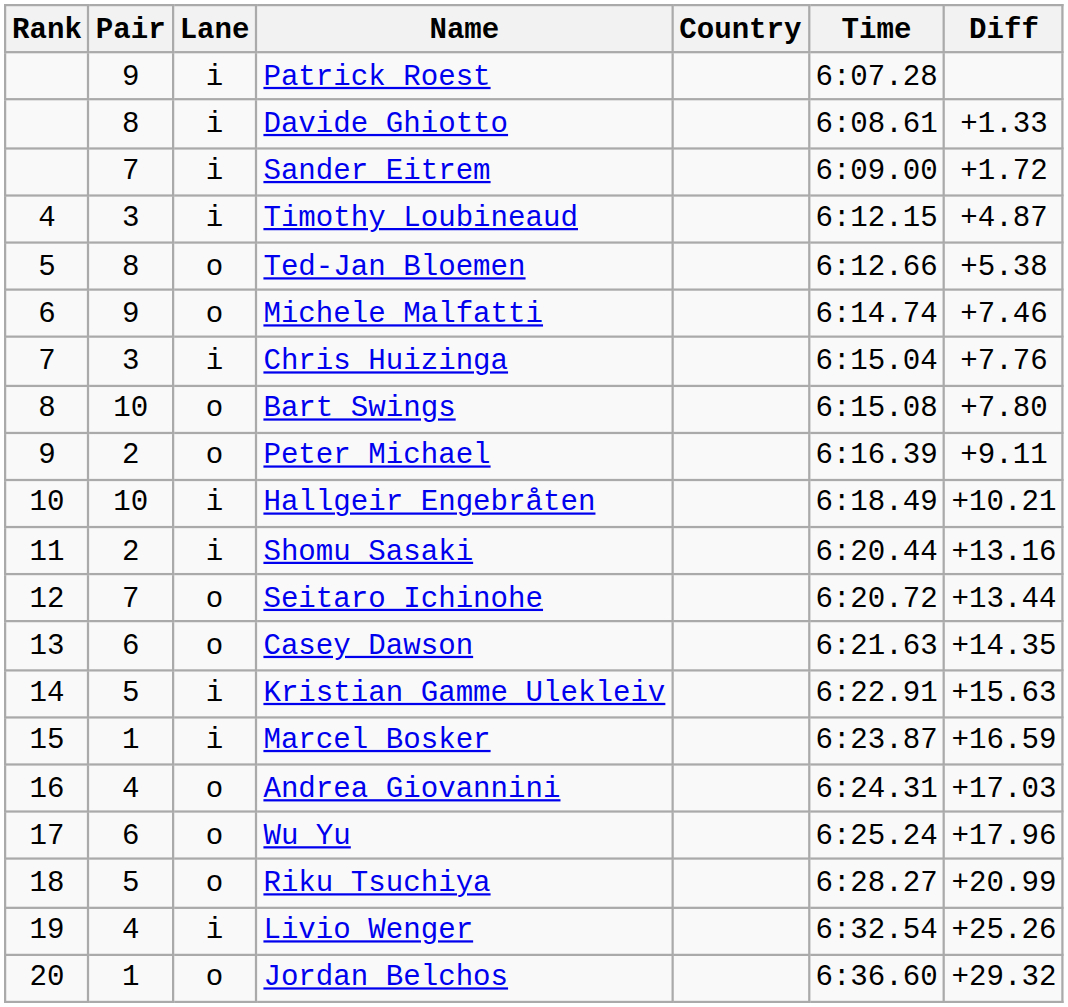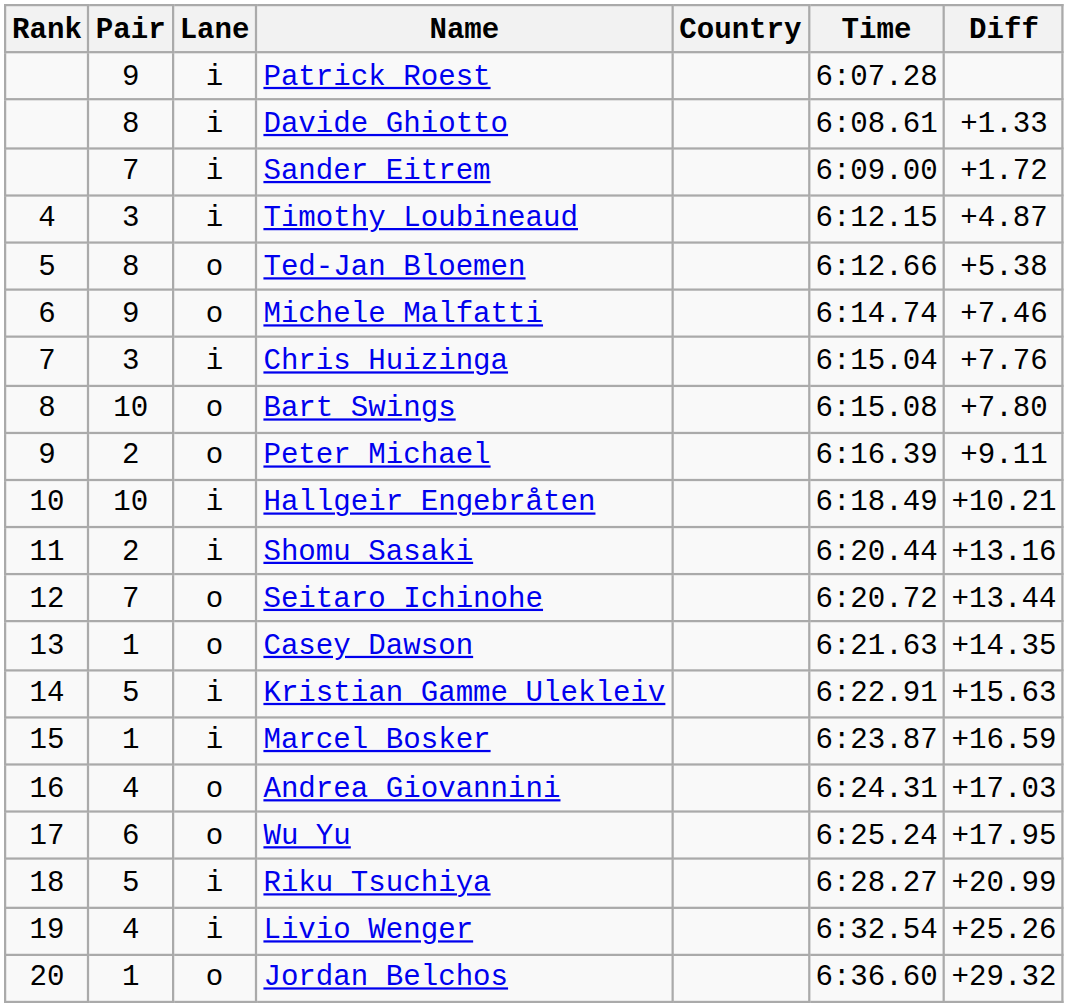(131, 646) 6 -> (131, 646) 1
(1004, 836) +17.96 -> (1004, 836) +17.95
(215, 883) o -> (215, 883) i
